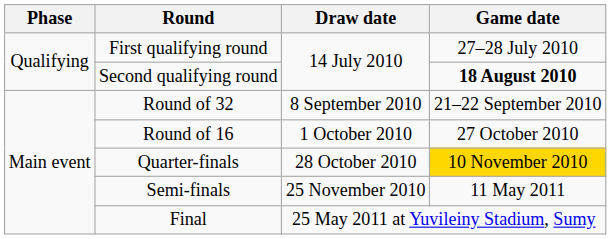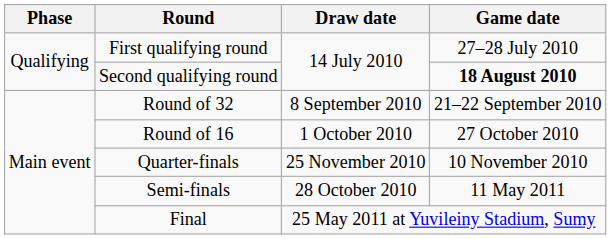(356, 162) 28 October 2010 -> (356, 162) 25 November 2010
(518, 162) gold background -> (518, 162) no background
(356, 190) 25 November 2010 -> (356, 190) 28 October 2010
